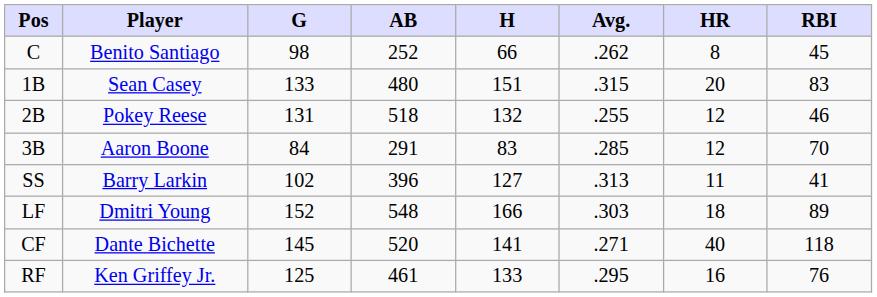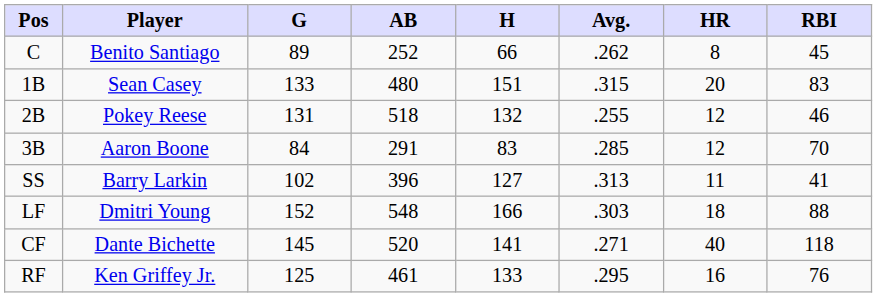(299, 52) 98 -> (299, 52) 89
(819, 212) 89 -> (819, 212) 88
